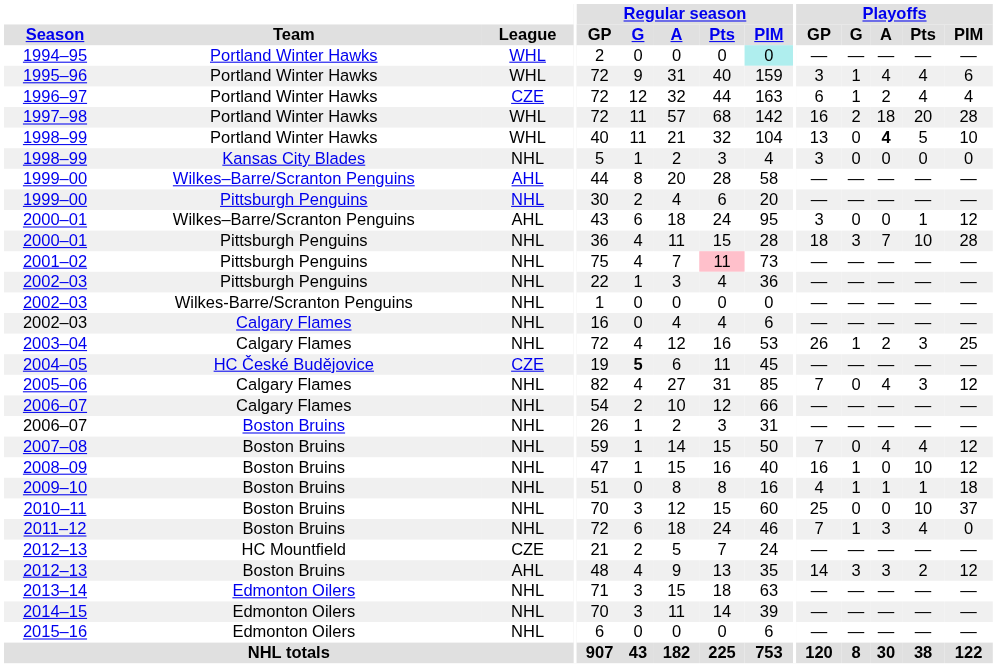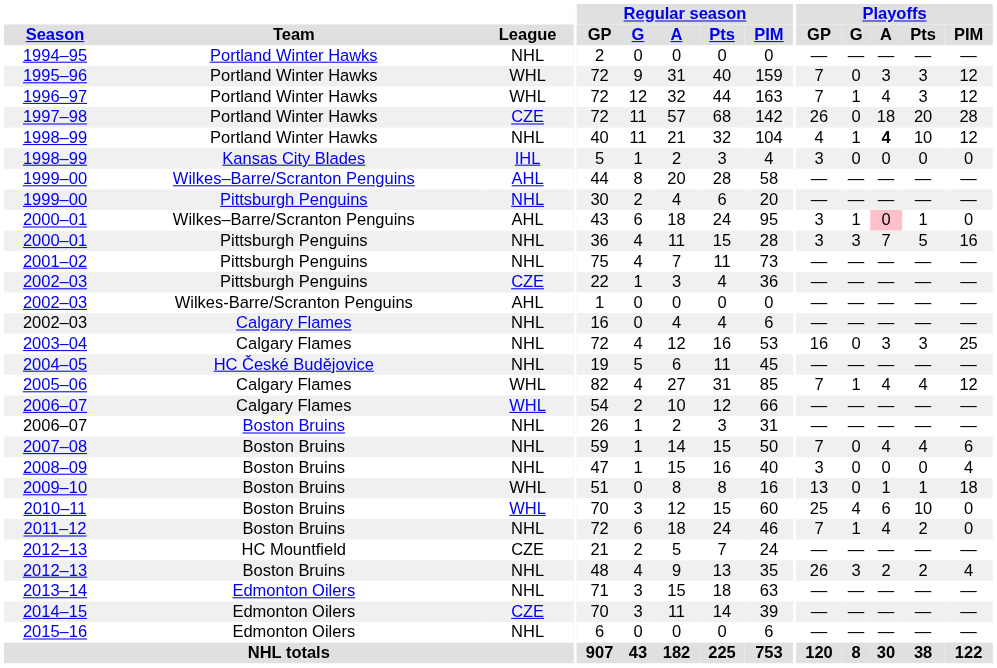(528, 55) WHL -> (528, 55) NHL
(769, 55) paleturquoise background -> (769, 55) no background
(819, 76) 3 -> (819, 76) 7
(856, 76) 1 -> (856, 76) 0
(886, 76) 4 -> (886, 76) 3
(923, 76) 4 -> (923, 76) 3
(969, 76) 6 -> (969, 76) 12
(528, 96) CZE -> (528, 96) WHL
(819, 96) 6 -> (819, 96) 7
(886, 96) 2 -> (886, 96) 4
(923, 96) 4 -> (923, 96) 3
(969, 96) 4 -> (969, 96) 12
(528, 117) WHL -> (528, 117) CZE
(819, 117) 16 -> (819, 117) 26
(856, 117) 2 -> (856, 117) 0
(528, 137) WHL -> (528, 137) NHL
(819, 137) 13 -> (819, 137) 4
(856, 137) 0 -> (856, 137) 1
(923, 137) 5 -> (923, 137) 10
(969, 137) 10 -> (969, 137) 12
(528, 158) NHL -> (528, 158) IHL
(856, 220) 0 -> (856, 220) 1
(886, 220) no background -> (886, 220) pink background
(969, 220) 12 -> (969, 220) 0
(819, 240) 18 -> (819, 240) 3
(923, 240) 10 -> (923, 240) 5
(969, 240) 28 -> (969, 240) 16
(722, 261) pink background -> (722, 261) no background
(528, 282) NHL -> (528, 282) CZE
(528, 302) NHL -> (528, 302) AHL
(819, 343) 26 -> (819, 343) 16
(856, 343) 1 -> (856, 343) 0
(886, 343) 2 -> (886, 343) 3
(528, 364) CZE -> (528, 364) NHL
(638, 364) bold -> (638, 364) normal
(528, 385) NHL -> (528, 385) WHL
(856, 385) 0 -> (856, 385) 1
(923, 385) 3 -> (923, 385) 4
(528, 405) NHL -> (528, 405) WHL
(969, 446) 12 -> (969, 446) 6
(819, 467) 16 -> (819, 467) 3
(856, 467) 1 -> (856, 467) 0
(923, 467) 10 -> (923, 467) 0
(969, 467) 12 -> (969, 467) 4
(528, 488) NHL -> (528, 488) WHL
(819, 488) 4 -> (819, 488) 13
(856, 488) 1 -> (856, 488) 0
(528, 508) NHL -> (528, 508) WHL
(856, 508) 0 -> (856, 508) 4
(886, 508) 0 -> (886, 508) 6
(969, 508) 37 -> (969, 508) 0
(886, 529) 3 -> (886, 529) 4
(923, 529) 4 -> (923, 529) 2
(528, 570) AHL -> (528, 570) NHL
(819, 570) 14 -> (819, 570) 26
(886, 570) 3 -> (886, 570) 2
(969, 570) 12 -> (969, 570) 4
(528, 611) NHL -> (528, 611) CZE
